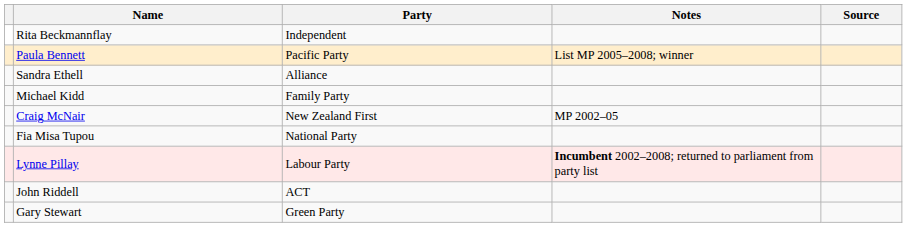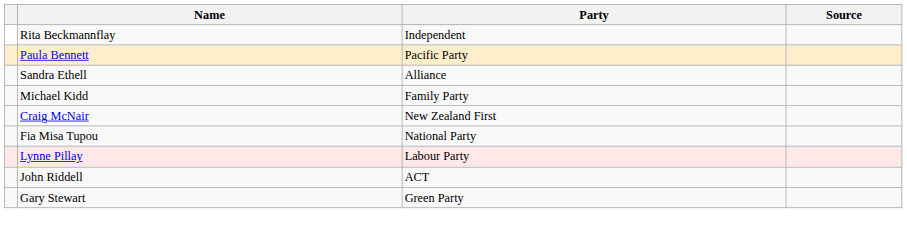- column: (686, 14)
